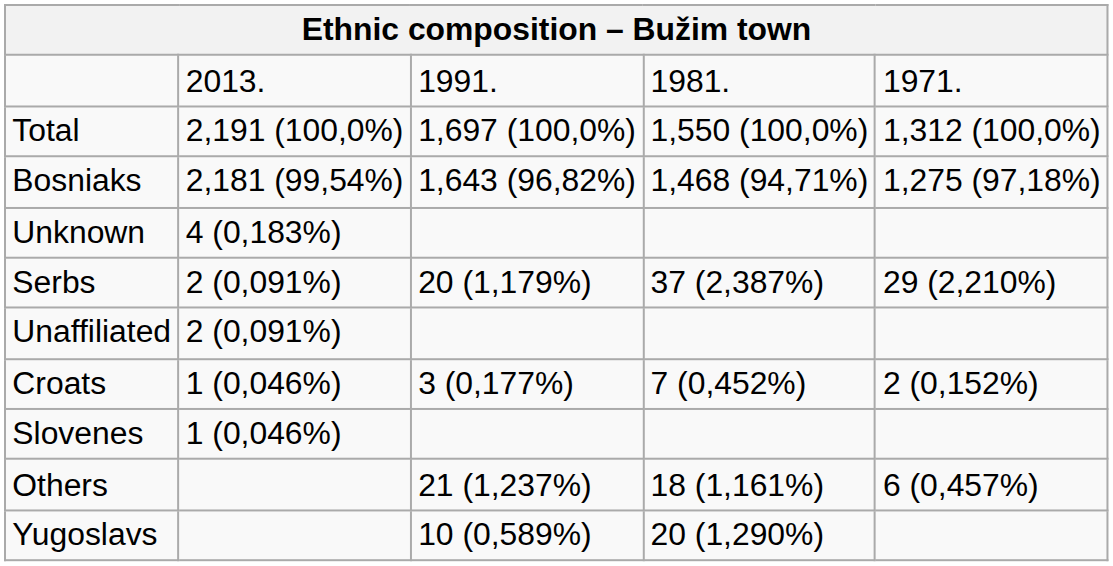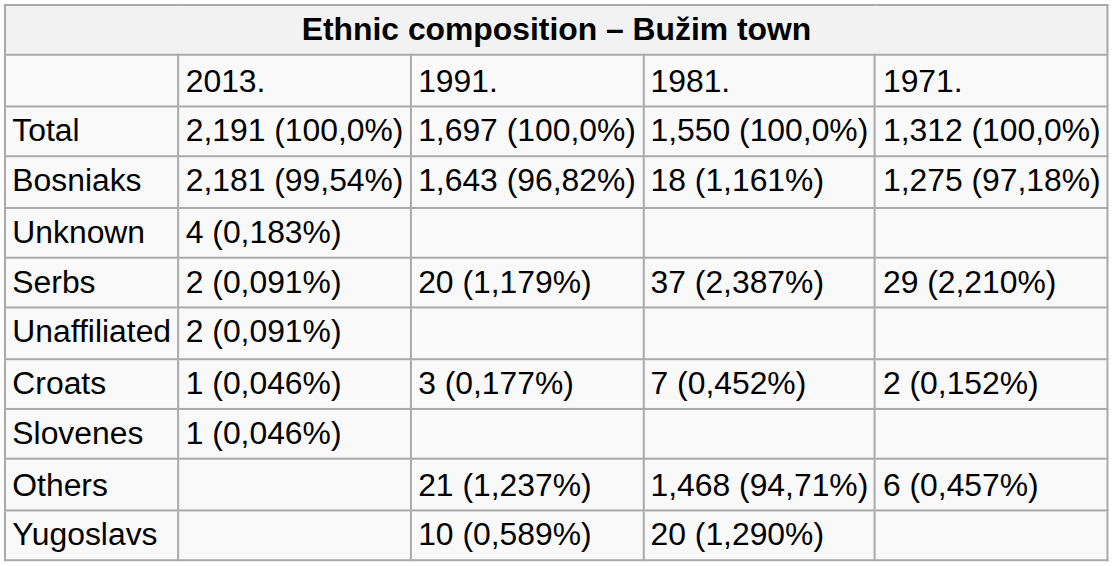(759, 181) 1,468 (94,71%) -> (737, 181) 18 (1,161%)
(737, 484) 18 (1,161%) -> (759, 484) 1,468 (94,71%)
